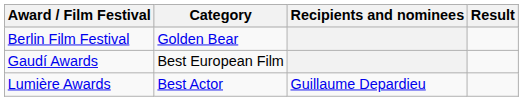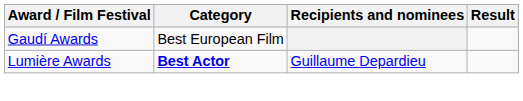- row: (69, 38)
(190, 84) normal -> (194, 61) bold
